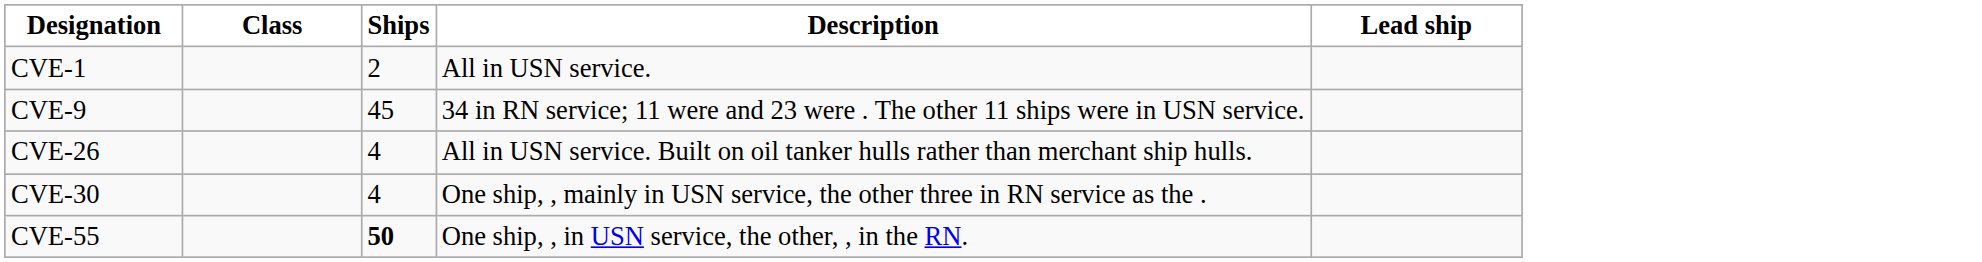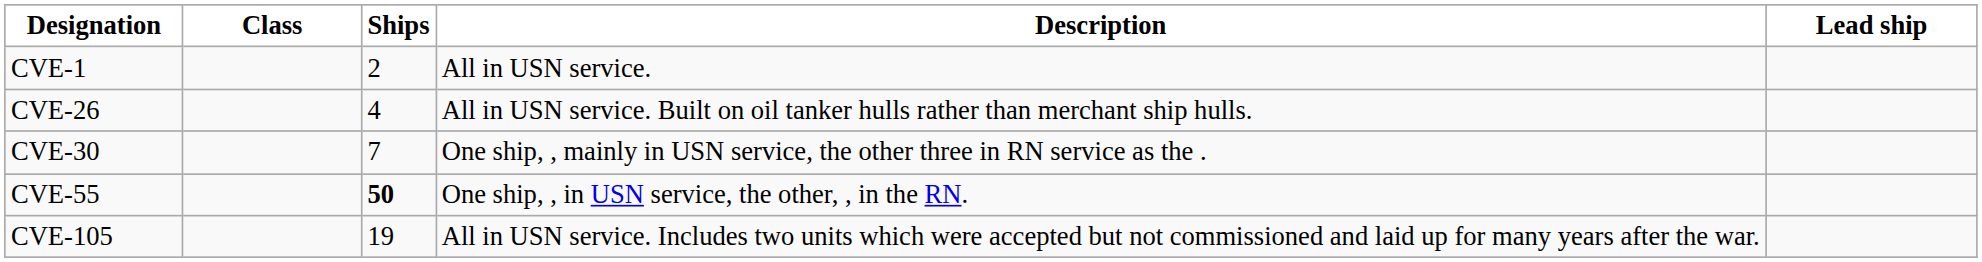- row: (49, 109)
(374, 194) 4 -> (374, 151) 7
+ row: (62, 236)
